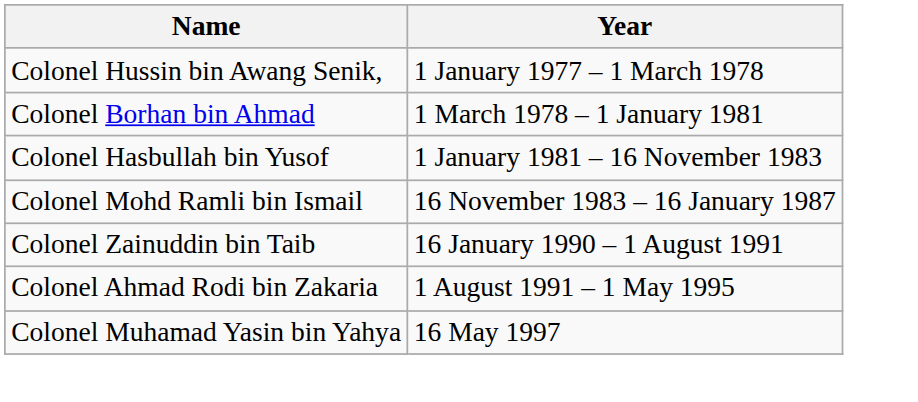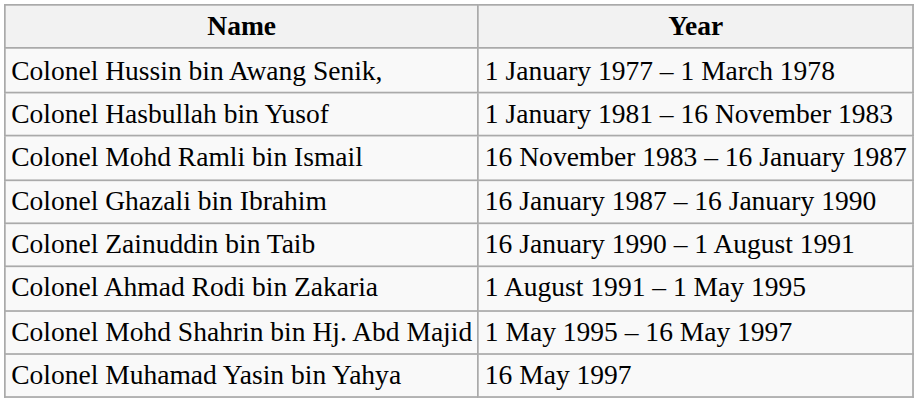- row: (163, 113)
+ row: (169, 200)
+ row: (242, 331)
